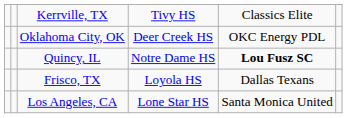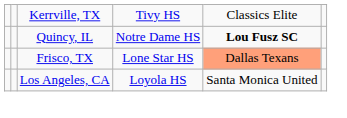- row: (72, 37)
(173, 80) Loyola HS -> (158, 58) Lone Star HS
(277, 80) no background -> (262, 58) lightsalmon background
(173, 102) Lone Star HS -> (158, 80) Loyola HS
